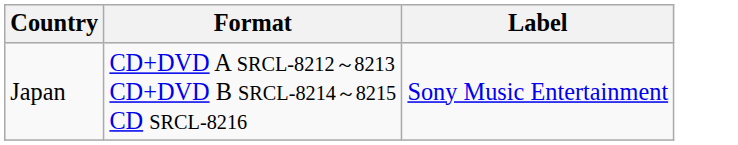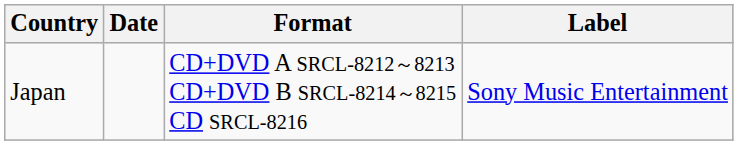+ column: (134, 23)
